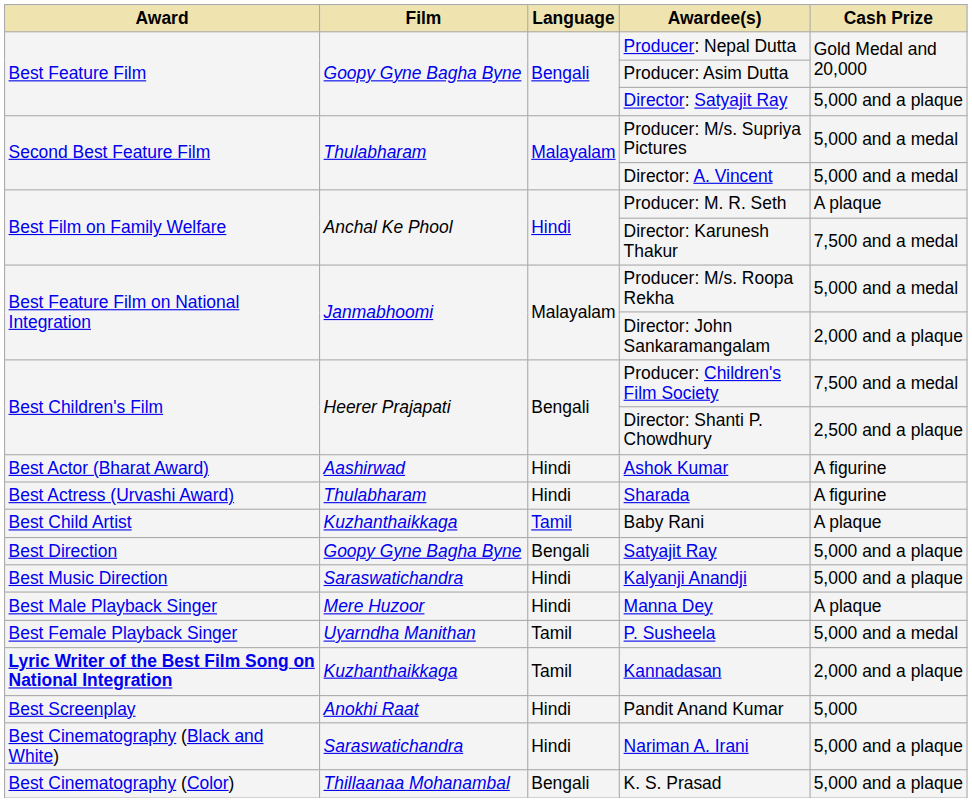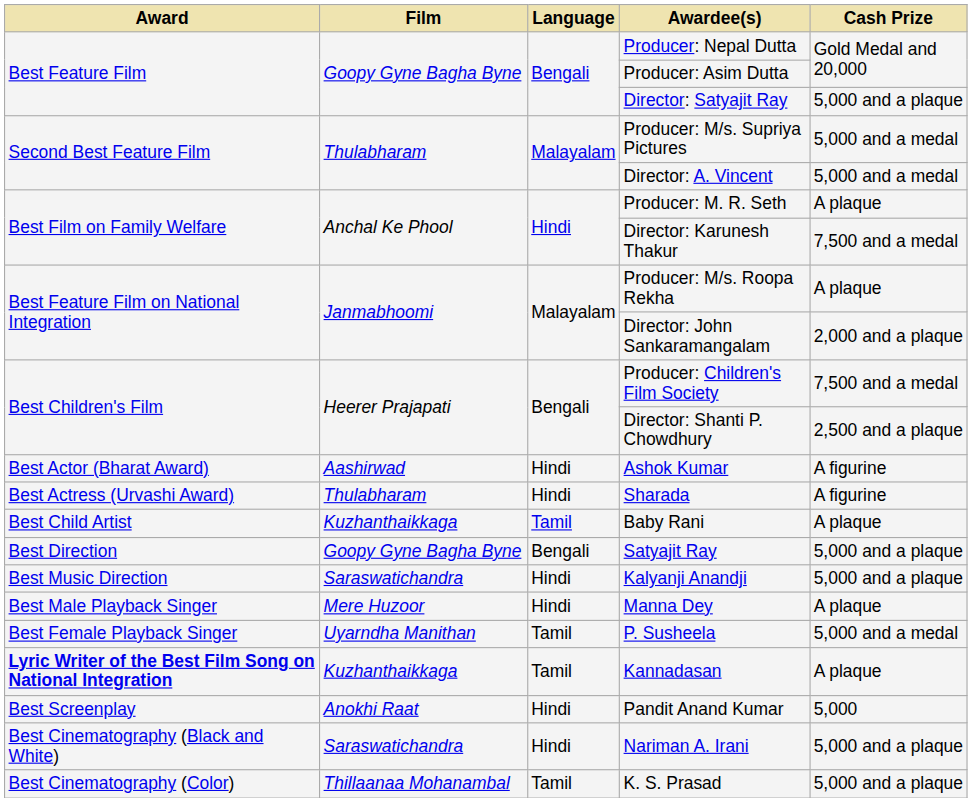(886, 288) 5,000 and a medal -> (848, 288) A plaque
(888, 671) 2,000 and a plaque -> (848, 671) A plaque
(560, 783) Bengali -> (552, 783) Tamil
